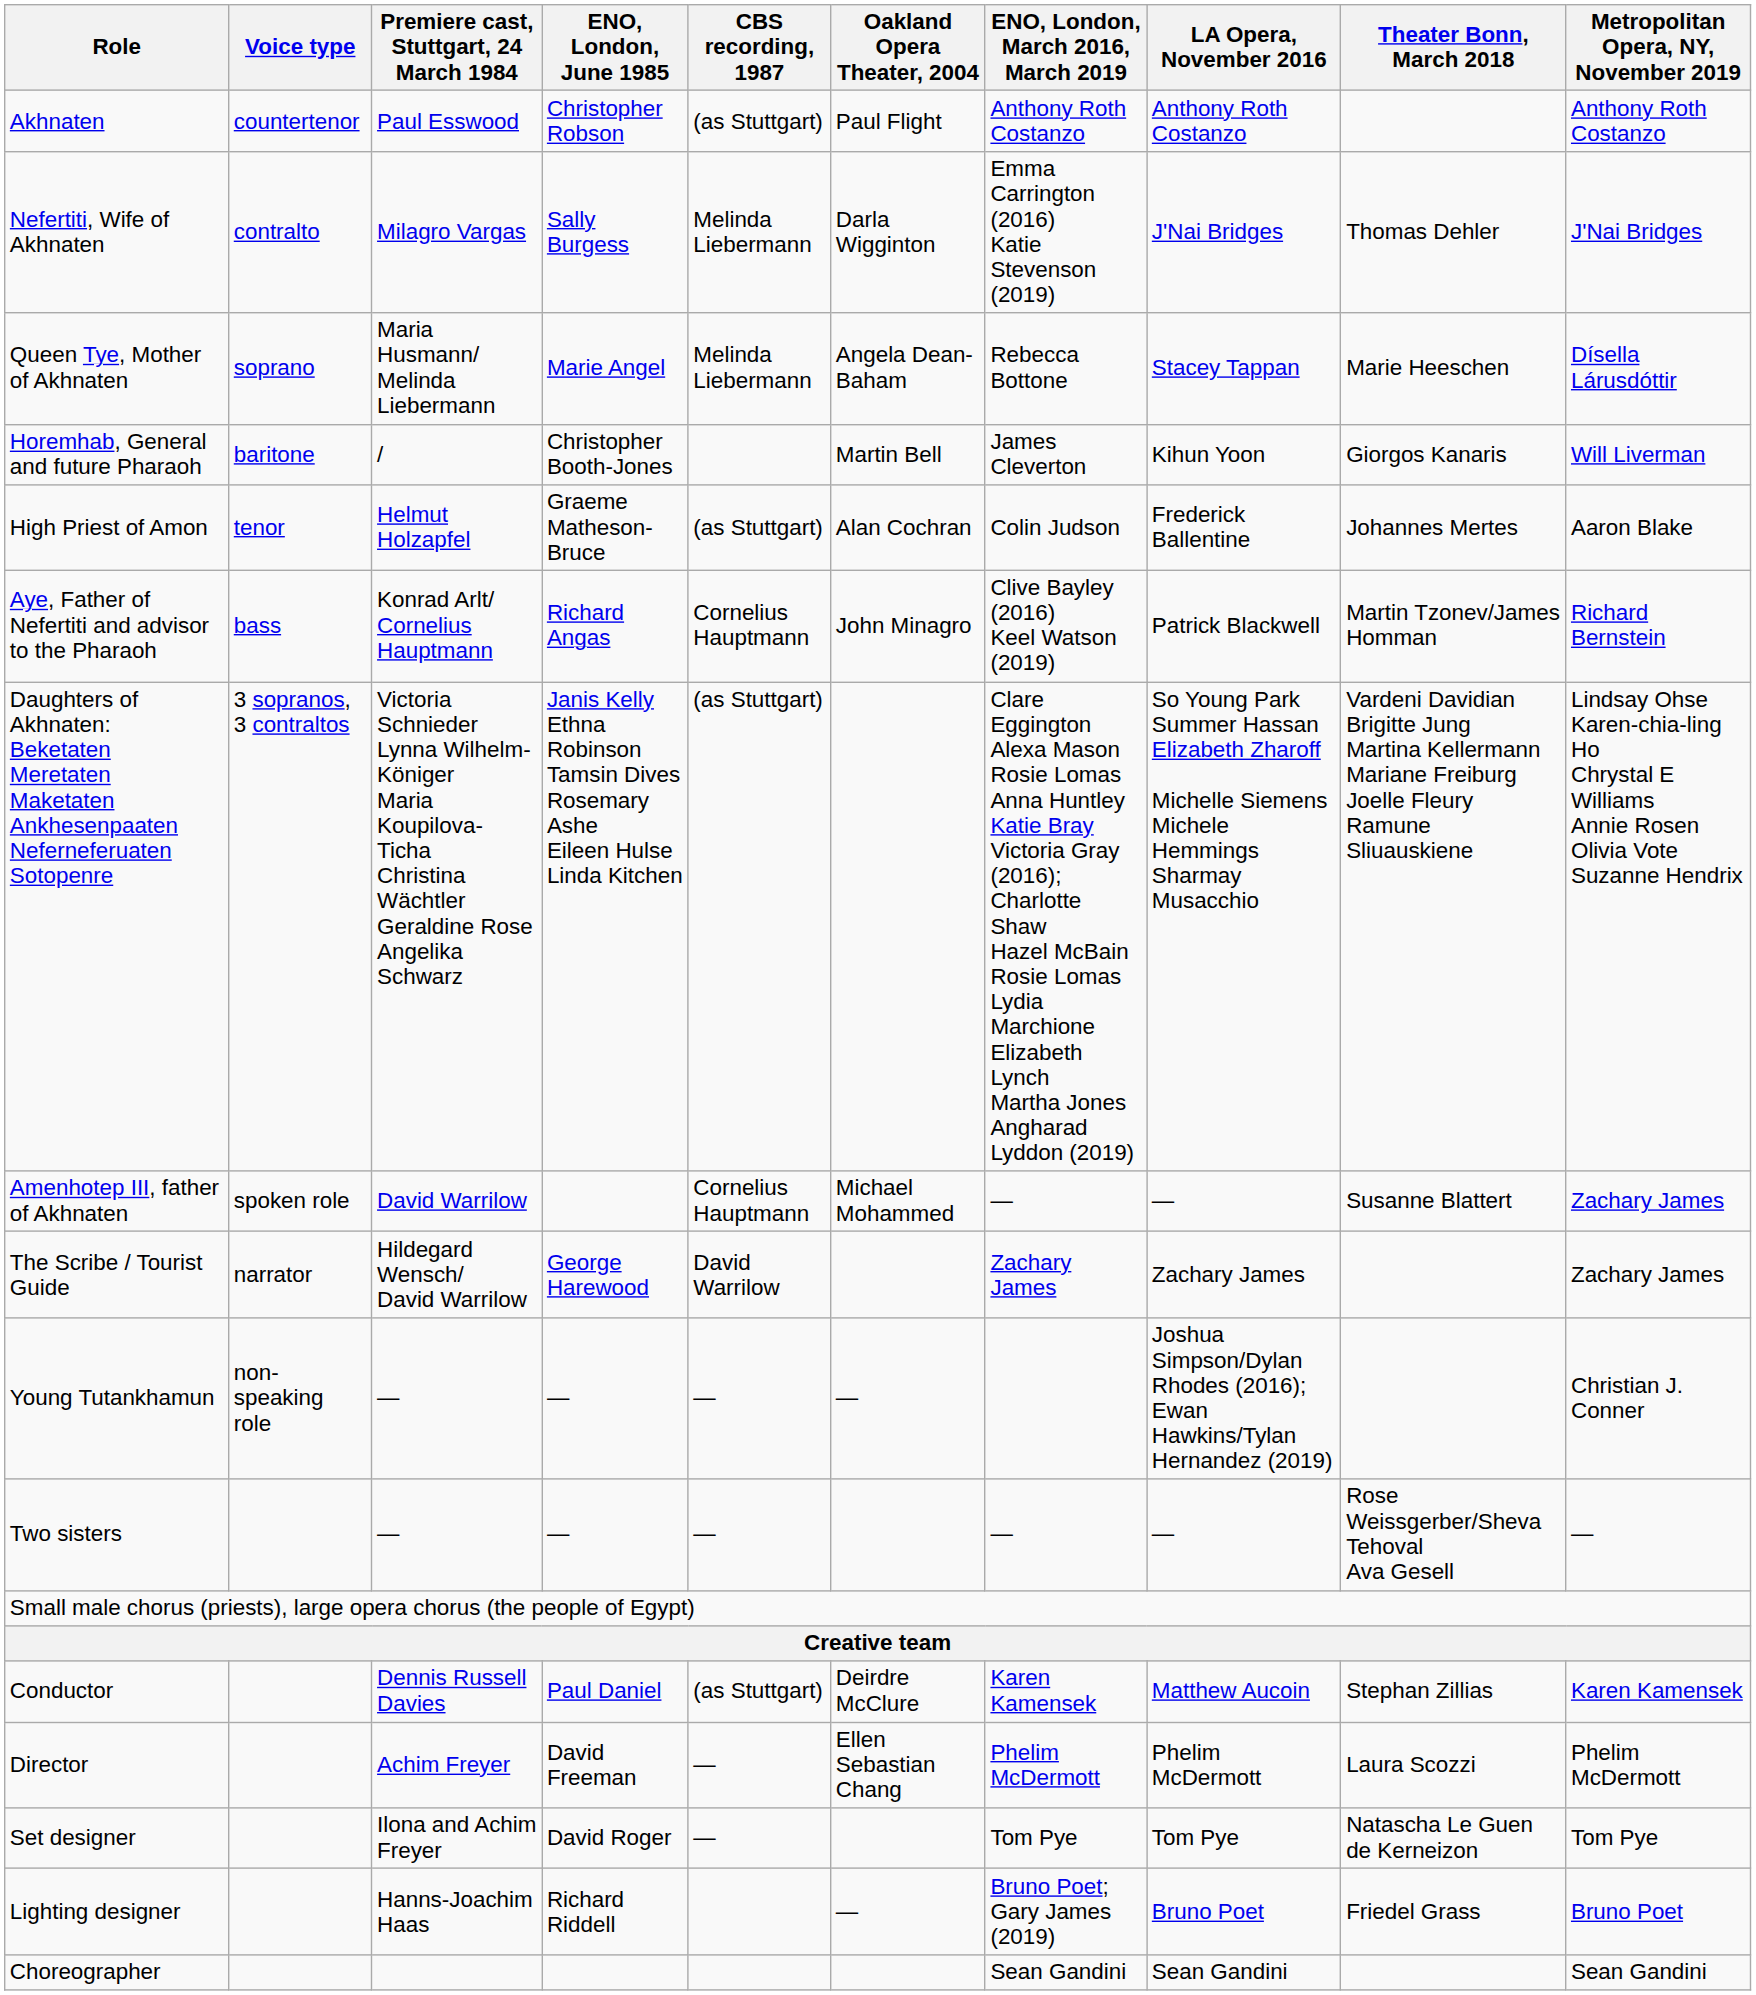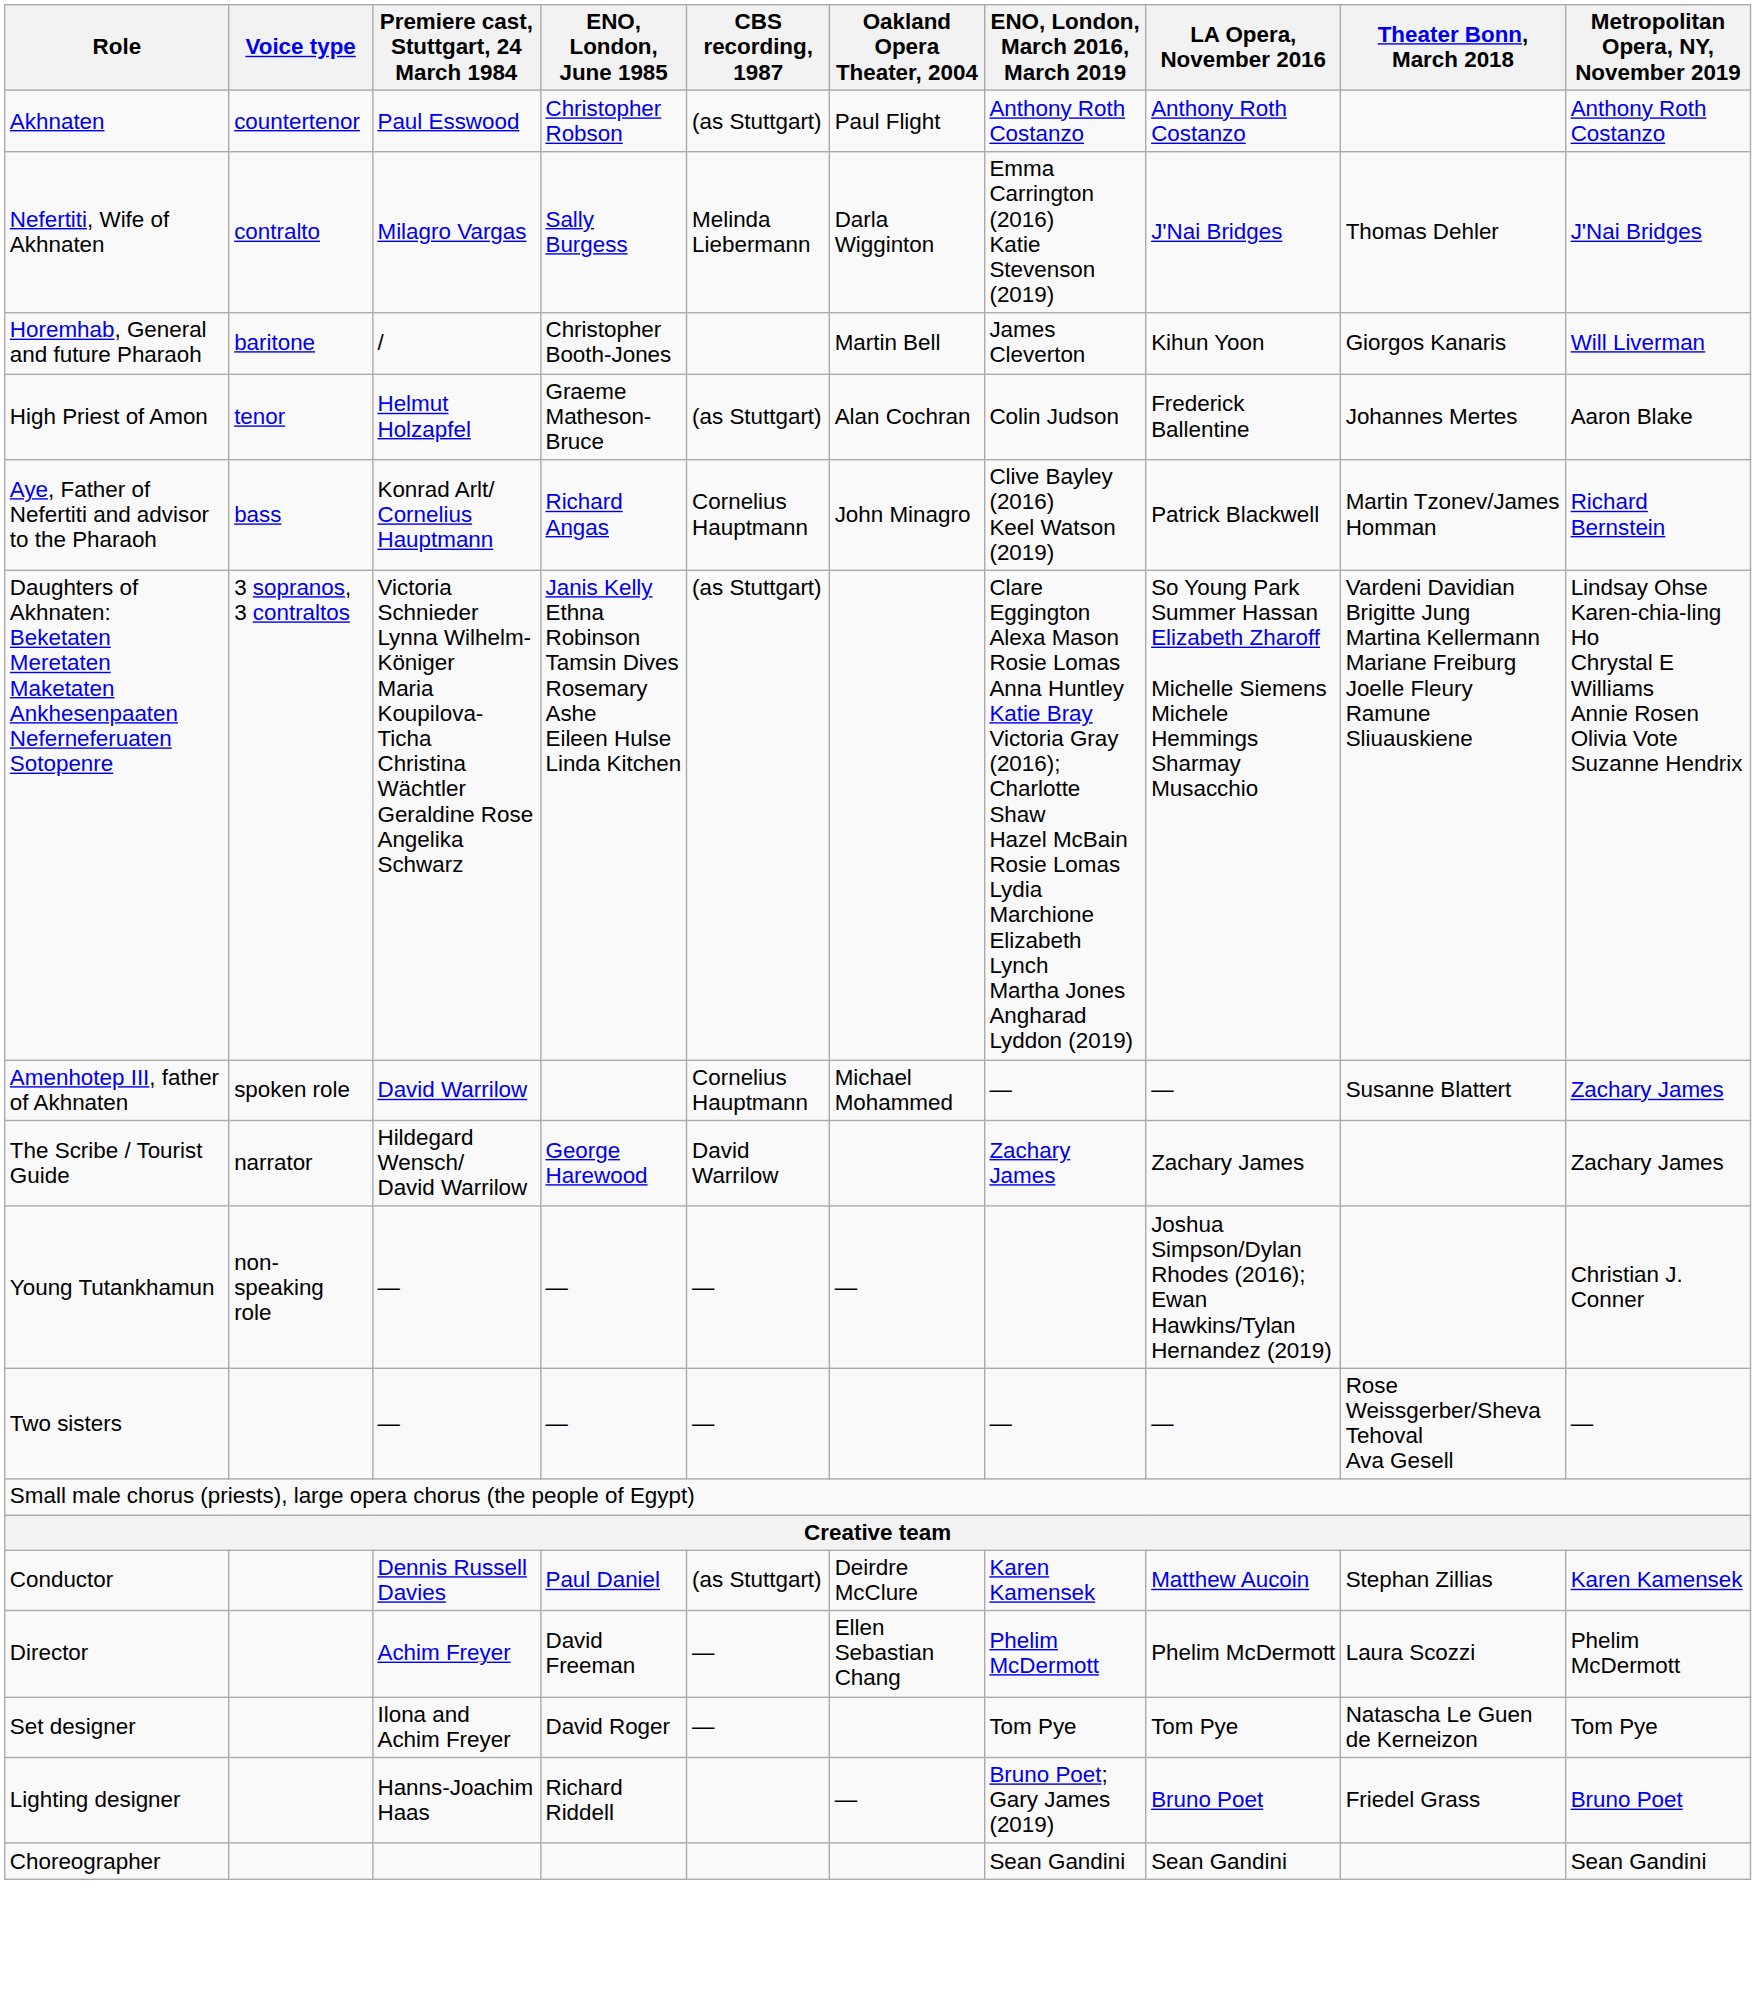- row: (106, 368)
